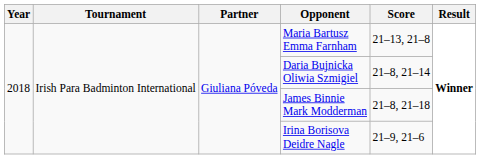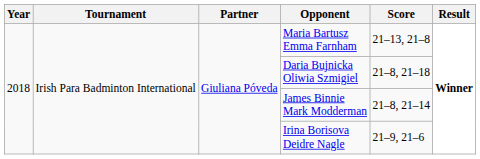(401, 72) 21–8, 21–14 -> (401, 72) 21–8, 21–18
(401, 105) 21–8, 21–18 -> (401, 105) 21–8, 21–14
